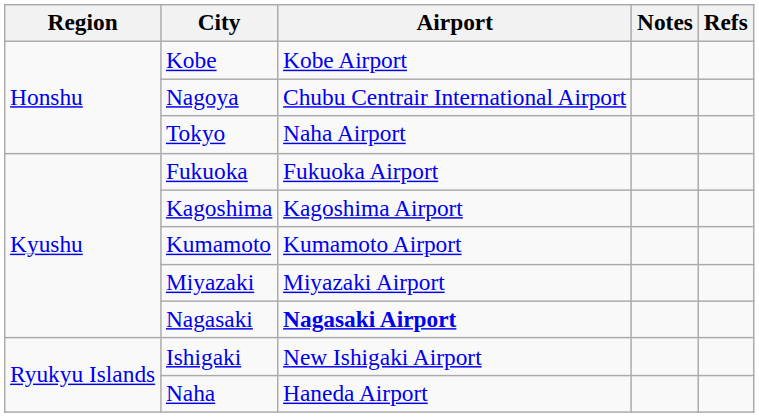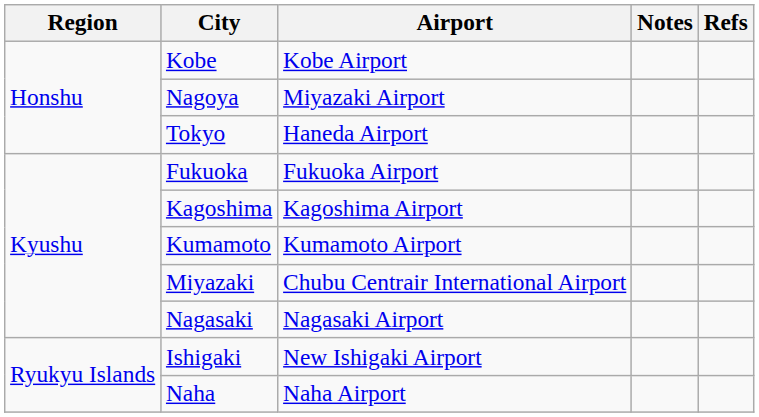(455, 97) Chubu Centrair International Airport -> (364, 97) Miyazaki Airport
(344, 134) Naha Airport -> (355, 134) Haneda Airport
(364, 282) Miyazaki Airport -> (455, 282) Chubu Centrair International Airport
(370, 319) bold -> (363, 319) normal
(355, 393) Haneda Airport -> (344, 393) Naha Airport
